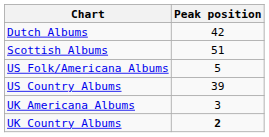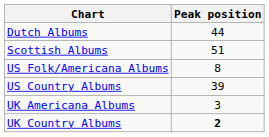(218, 32) 42 -> (218, 32) 44
(218, 68) 5 -> (218, 68) 8
